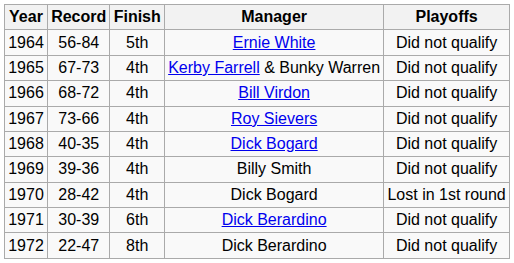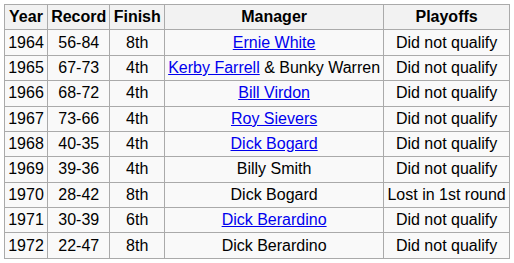(137, 42) 5th -> (137, 42) 8th
(137, 194) 4th -> (137, 194) 8th
